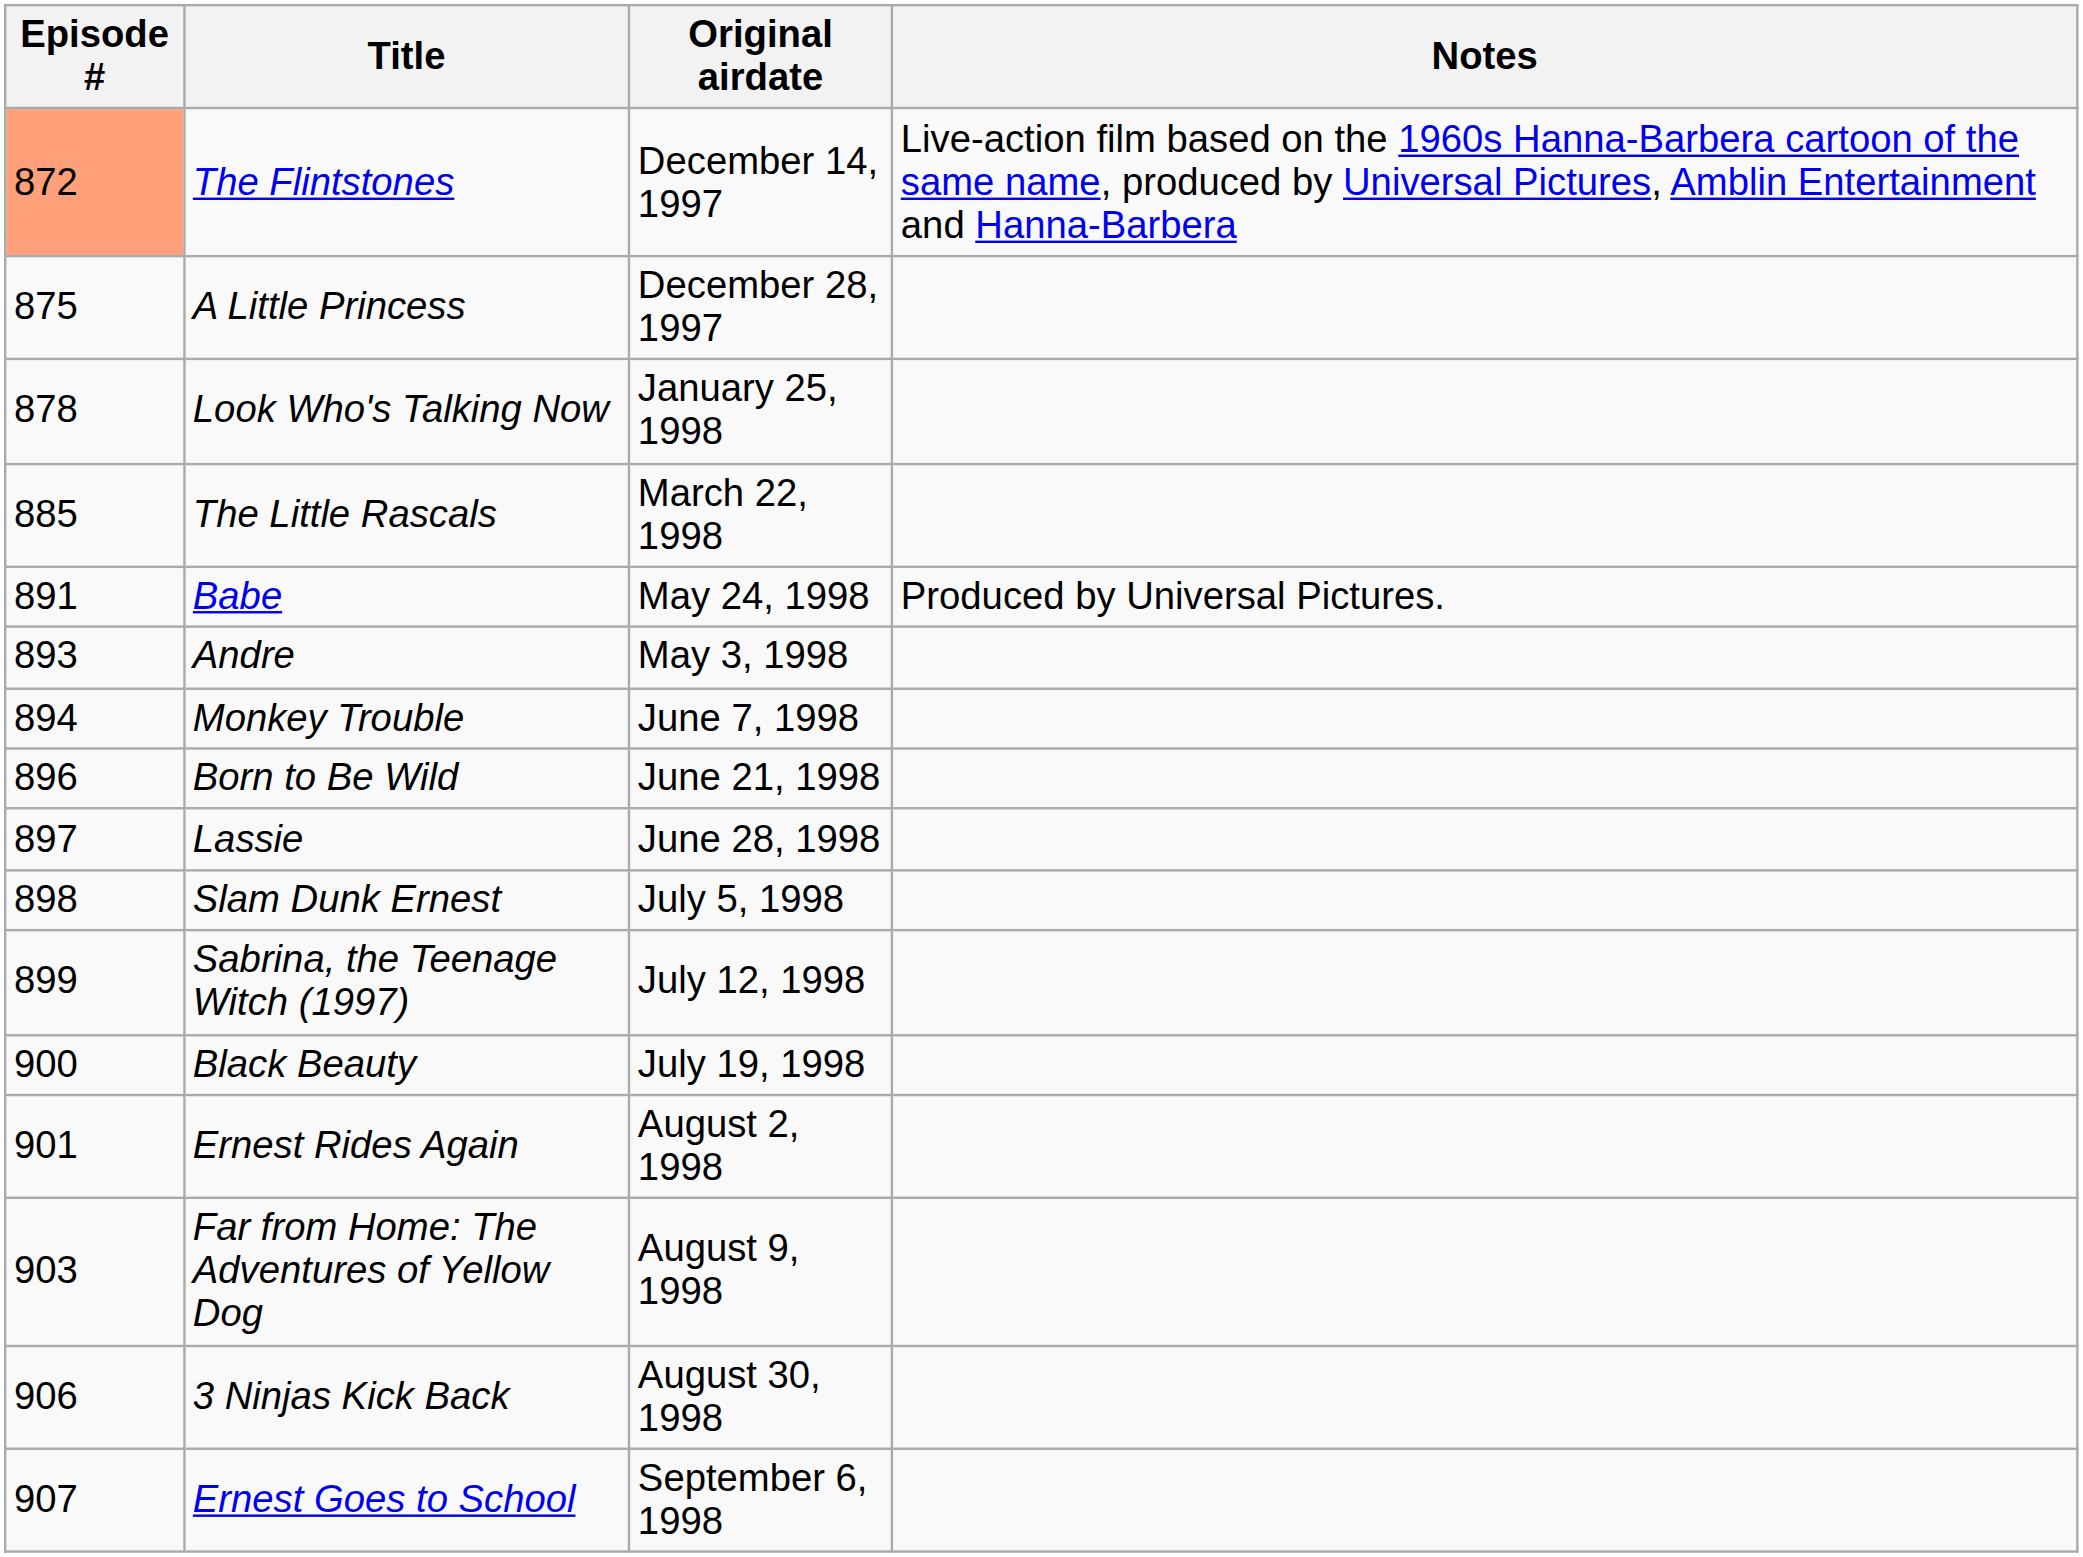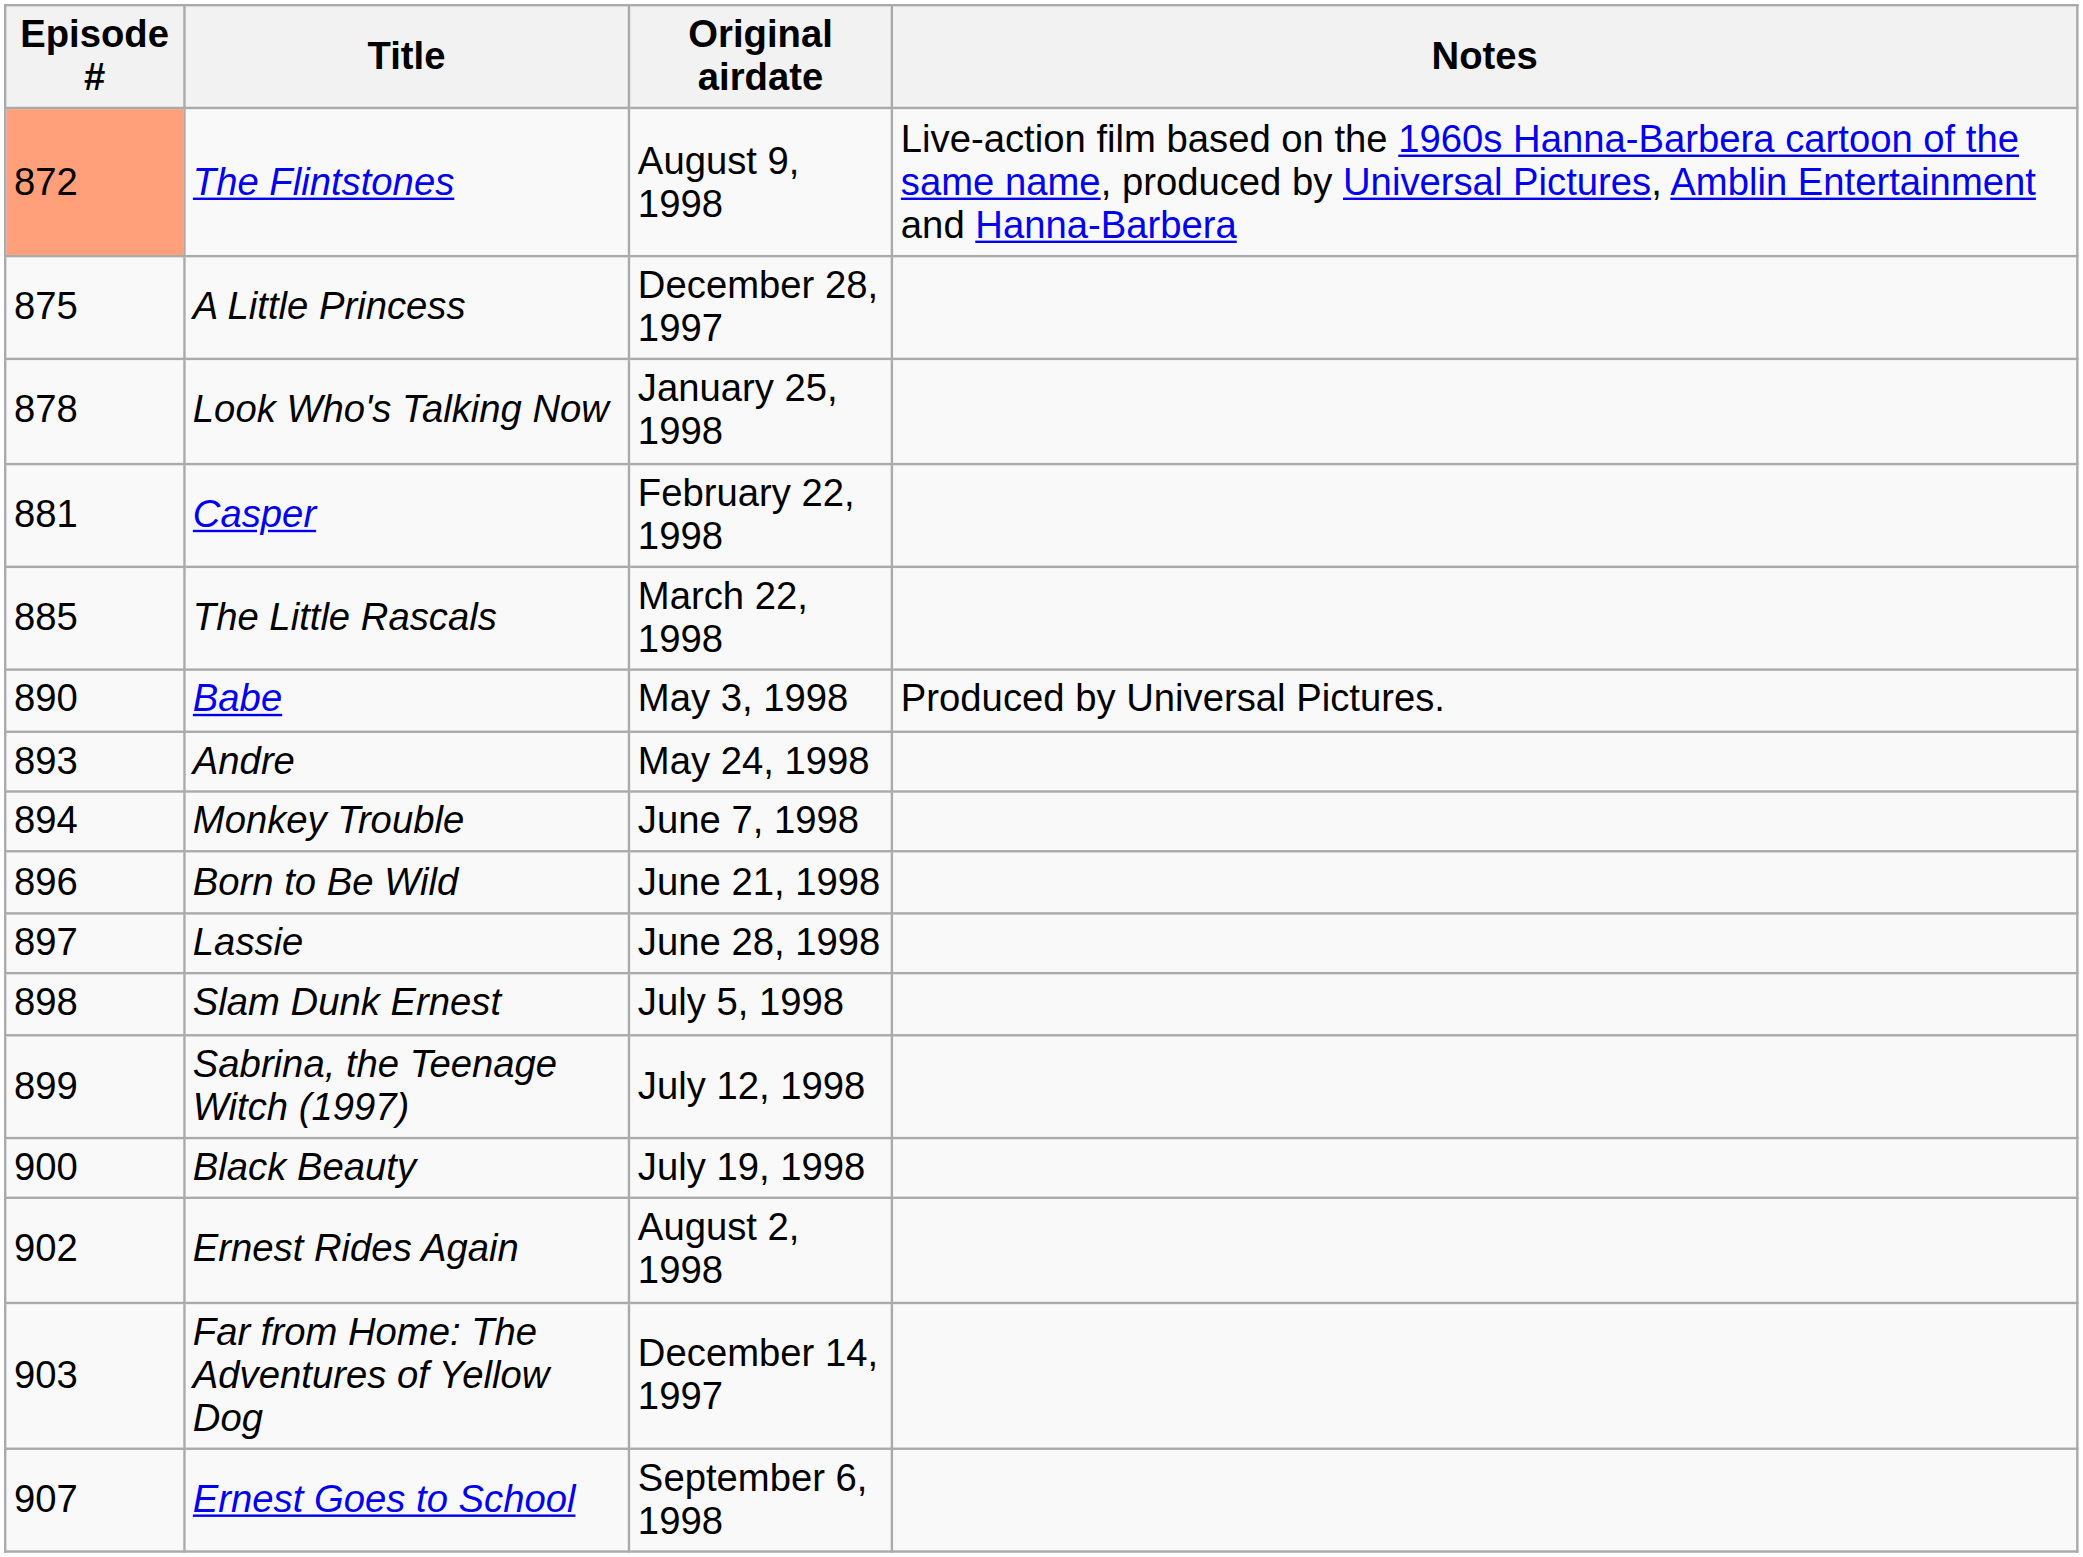(758, 181) December 14, 1997 -> (719, 181) August 9, 1998
+ row: (254, 514)
(46, 596) 891 -> (46, 699) 890
(754, 596) May 24, 1998 -> (743, 699) May 3, 1998
(743, 656) May 3, 1998 -> (754, 760) May 24, 1998
(46, 1145) 901 -> (46, 1249) 902
(719, 1271) August 9, 1998 -> (758, 1374) December 14, 1997
- row: (351, 1396)
